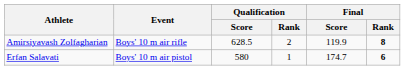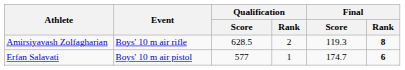(336, 42) 119.9 -> (336, 42) 119.3
(242, 58) 580 -> (242, 58) 577
